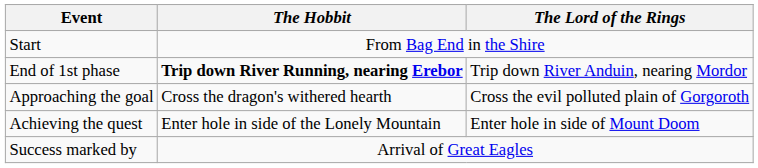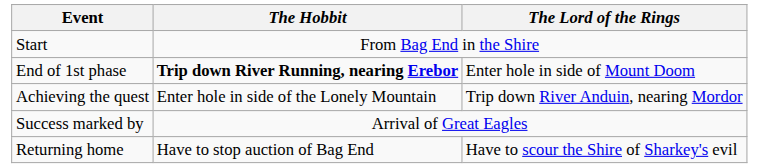(609, 70) Trip down River Anduin, nearing Mordor -> (580, 70) Enter hole in side of Mount Doom
- row: (81, 96)
(585, 123) Enter hole in side of Mount Doom -> (604, 96) Trip down River Anduin, nearing Mordor
+ row: (70, 149)
